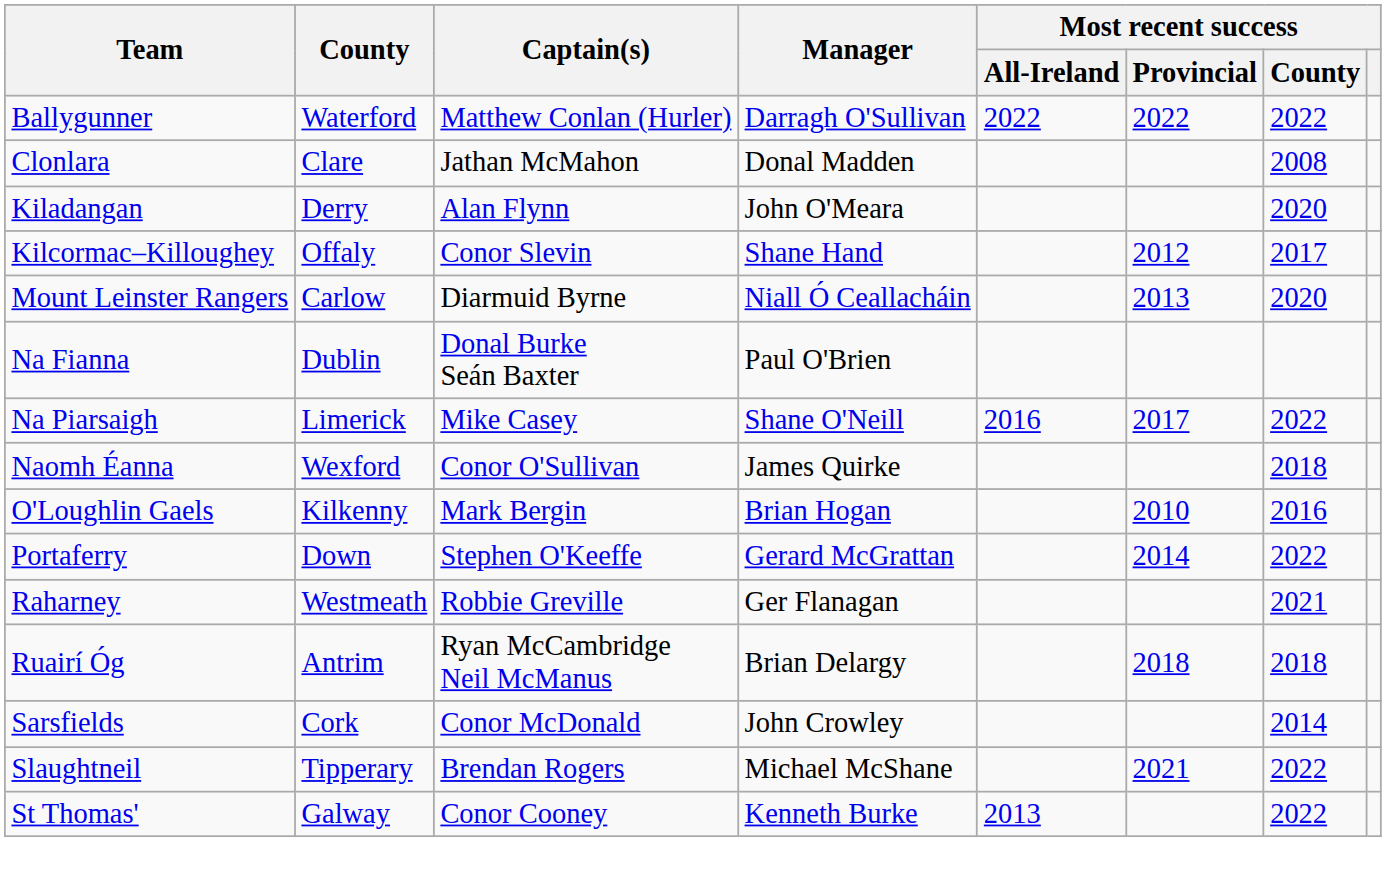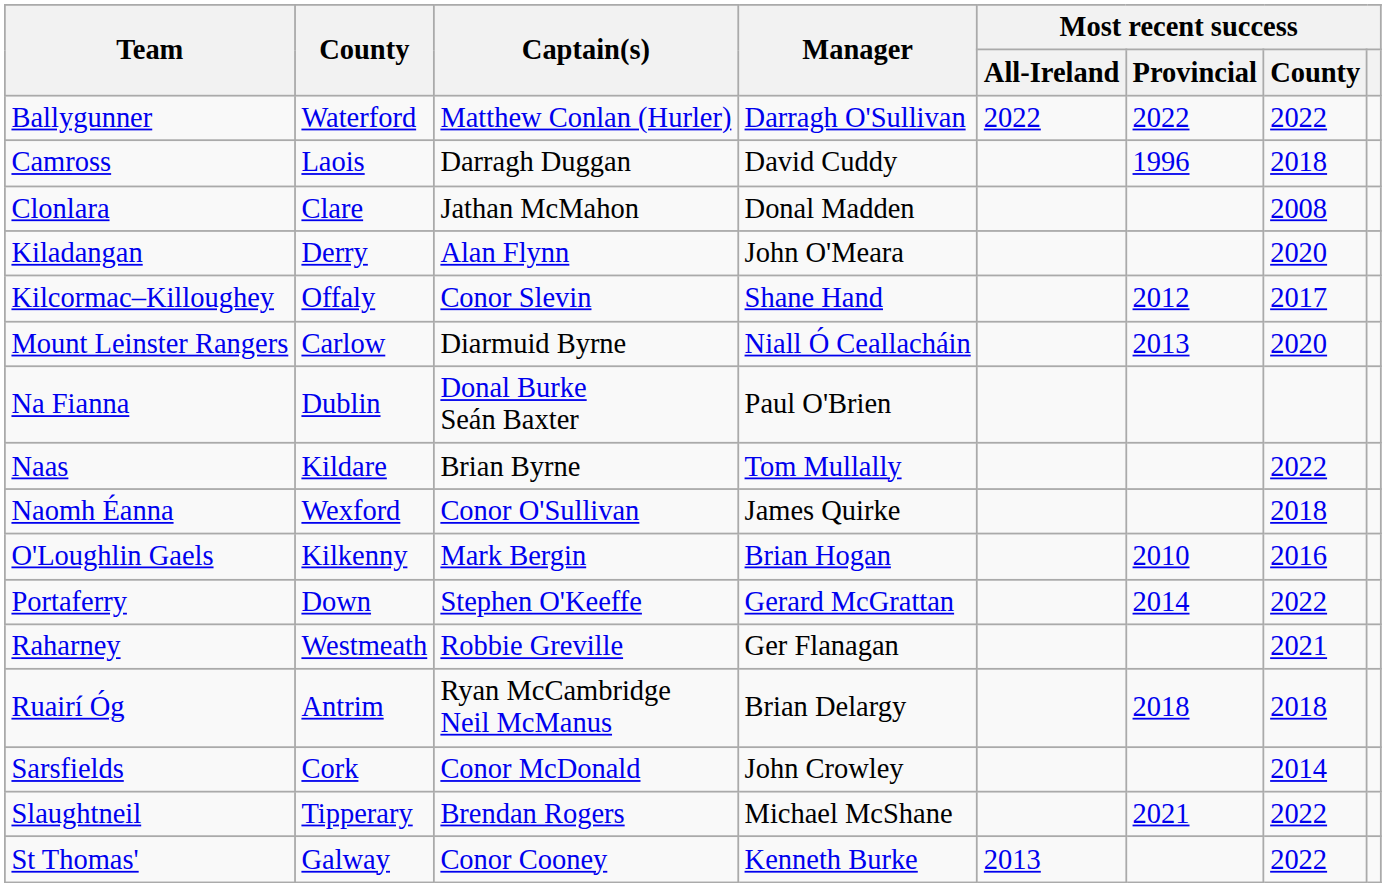+ row: (61, 162)
- row: (85, 420)
+ row: (40, 465)
